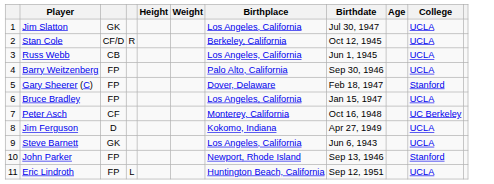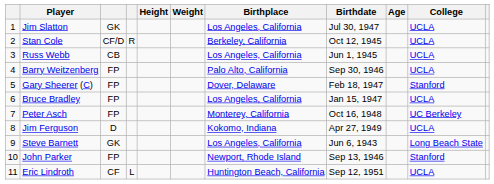(113, 114) CF -> (113, 114) FP
(422, 143) UCLA -> (446, 143) Long Beach State
(113, 172) FP -> (113, 172) CF
